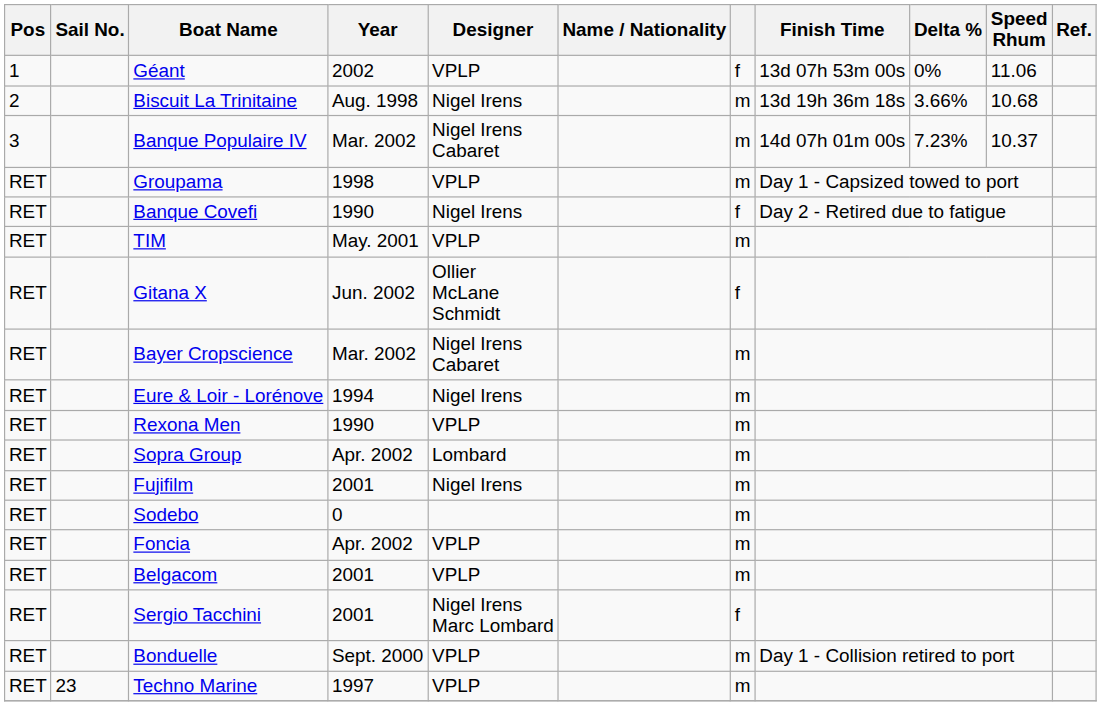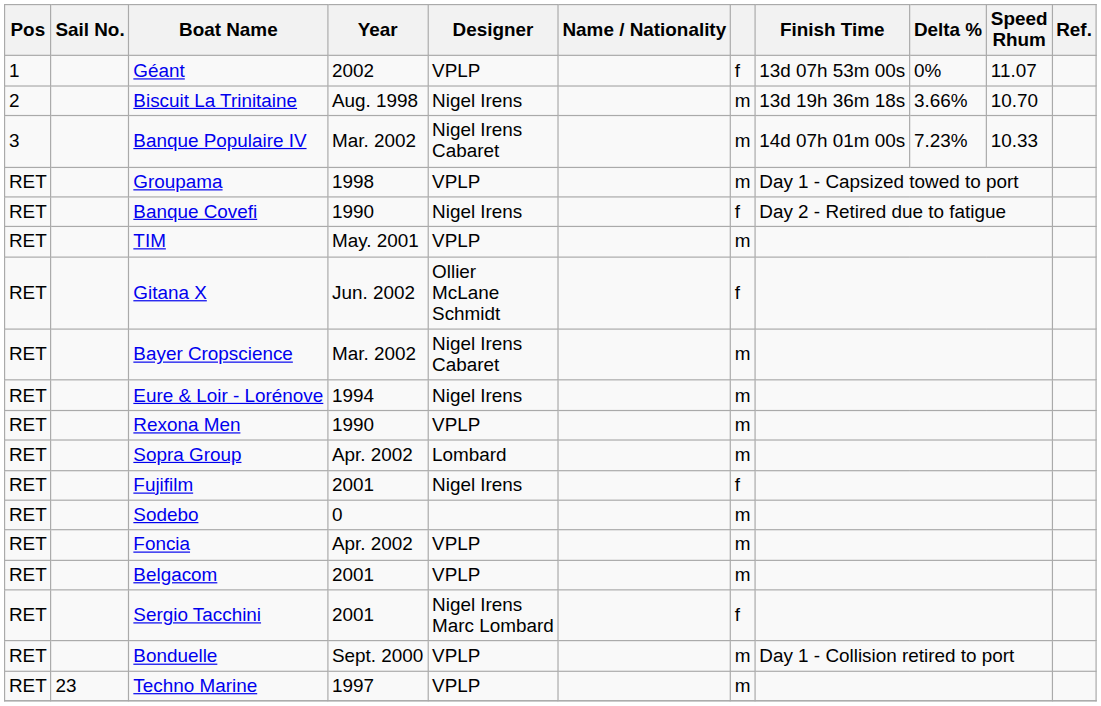(1014, 70) 11.06 -> (1014, 70) 11.07
(1014, 100) 10.68 -> (1014, 100) 10.70
(1014, 141) 10.37 -> (1014, 141) 10.33
(743, 484) m -> (737, 484) f
